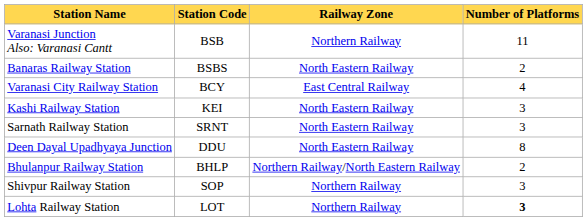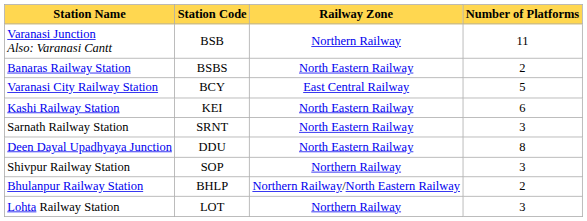(522, 87) 4 -> (522, 87) 5
(522, 107) 3 -> (522, 107) 6
rows swapped: (69, 186) <-> (75, 166)
(522, 206) bold -> (522, 206) normal
